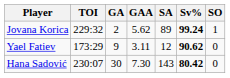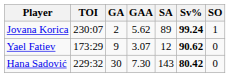(88, 30) 229:32 -> (88, 30) 230:07
(141, 47) 3.11 -> (141, 47) 3.07
(88, 64) 230:07 -> (88, 64) 229:32
